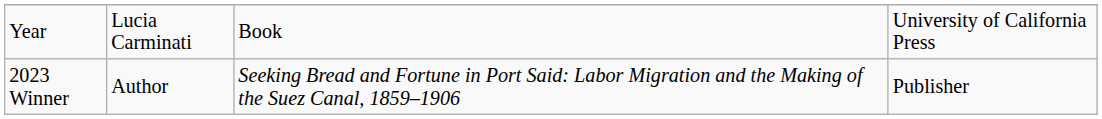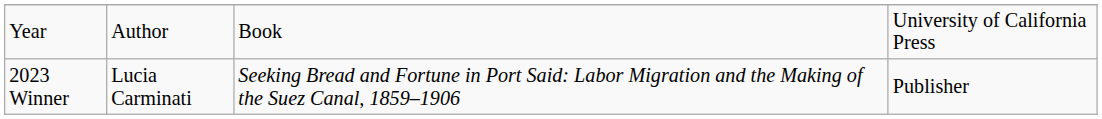(151, 31) Lucia Carminati -> (140, 31) Author
(140, 86) Author -> (151, 86) Lucia Carminati
